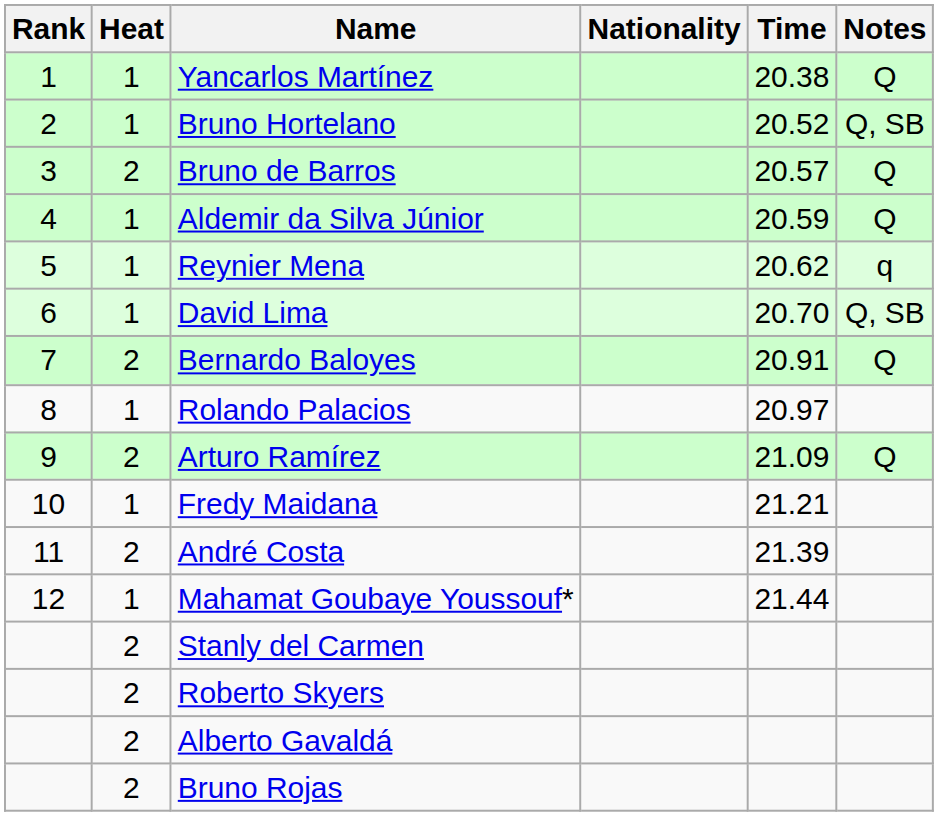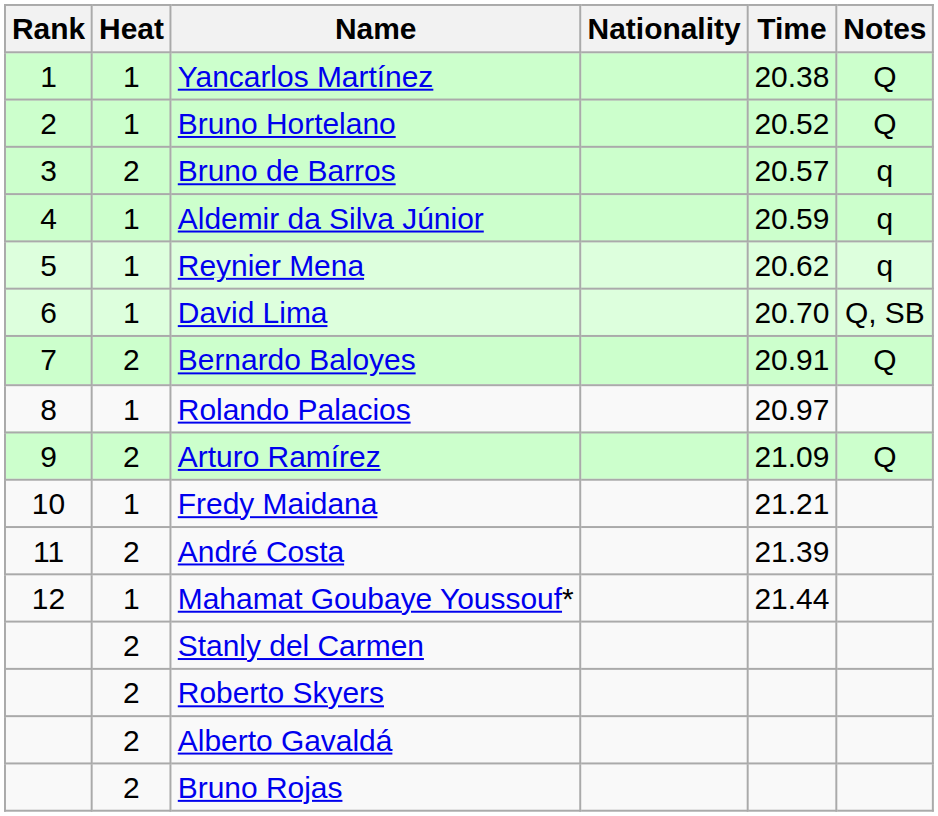(885, 124) Q, SB -> (885, 124) Q
(885, 171) Q -> (885, 171) q
(885, 218) Q -> (885, 218) q
